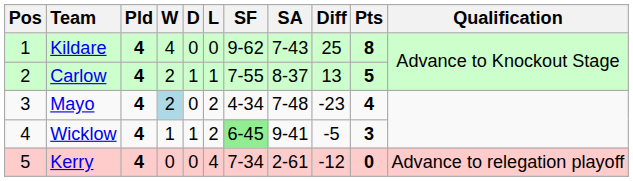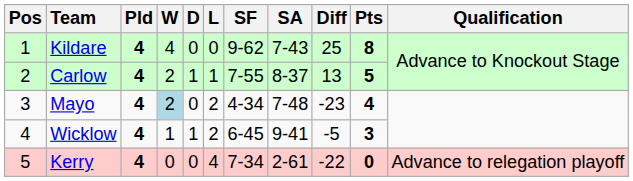(246, 133) lightgreen background -> (246, 133) no background
(332, 162) -12 -> (332, 162) -22
